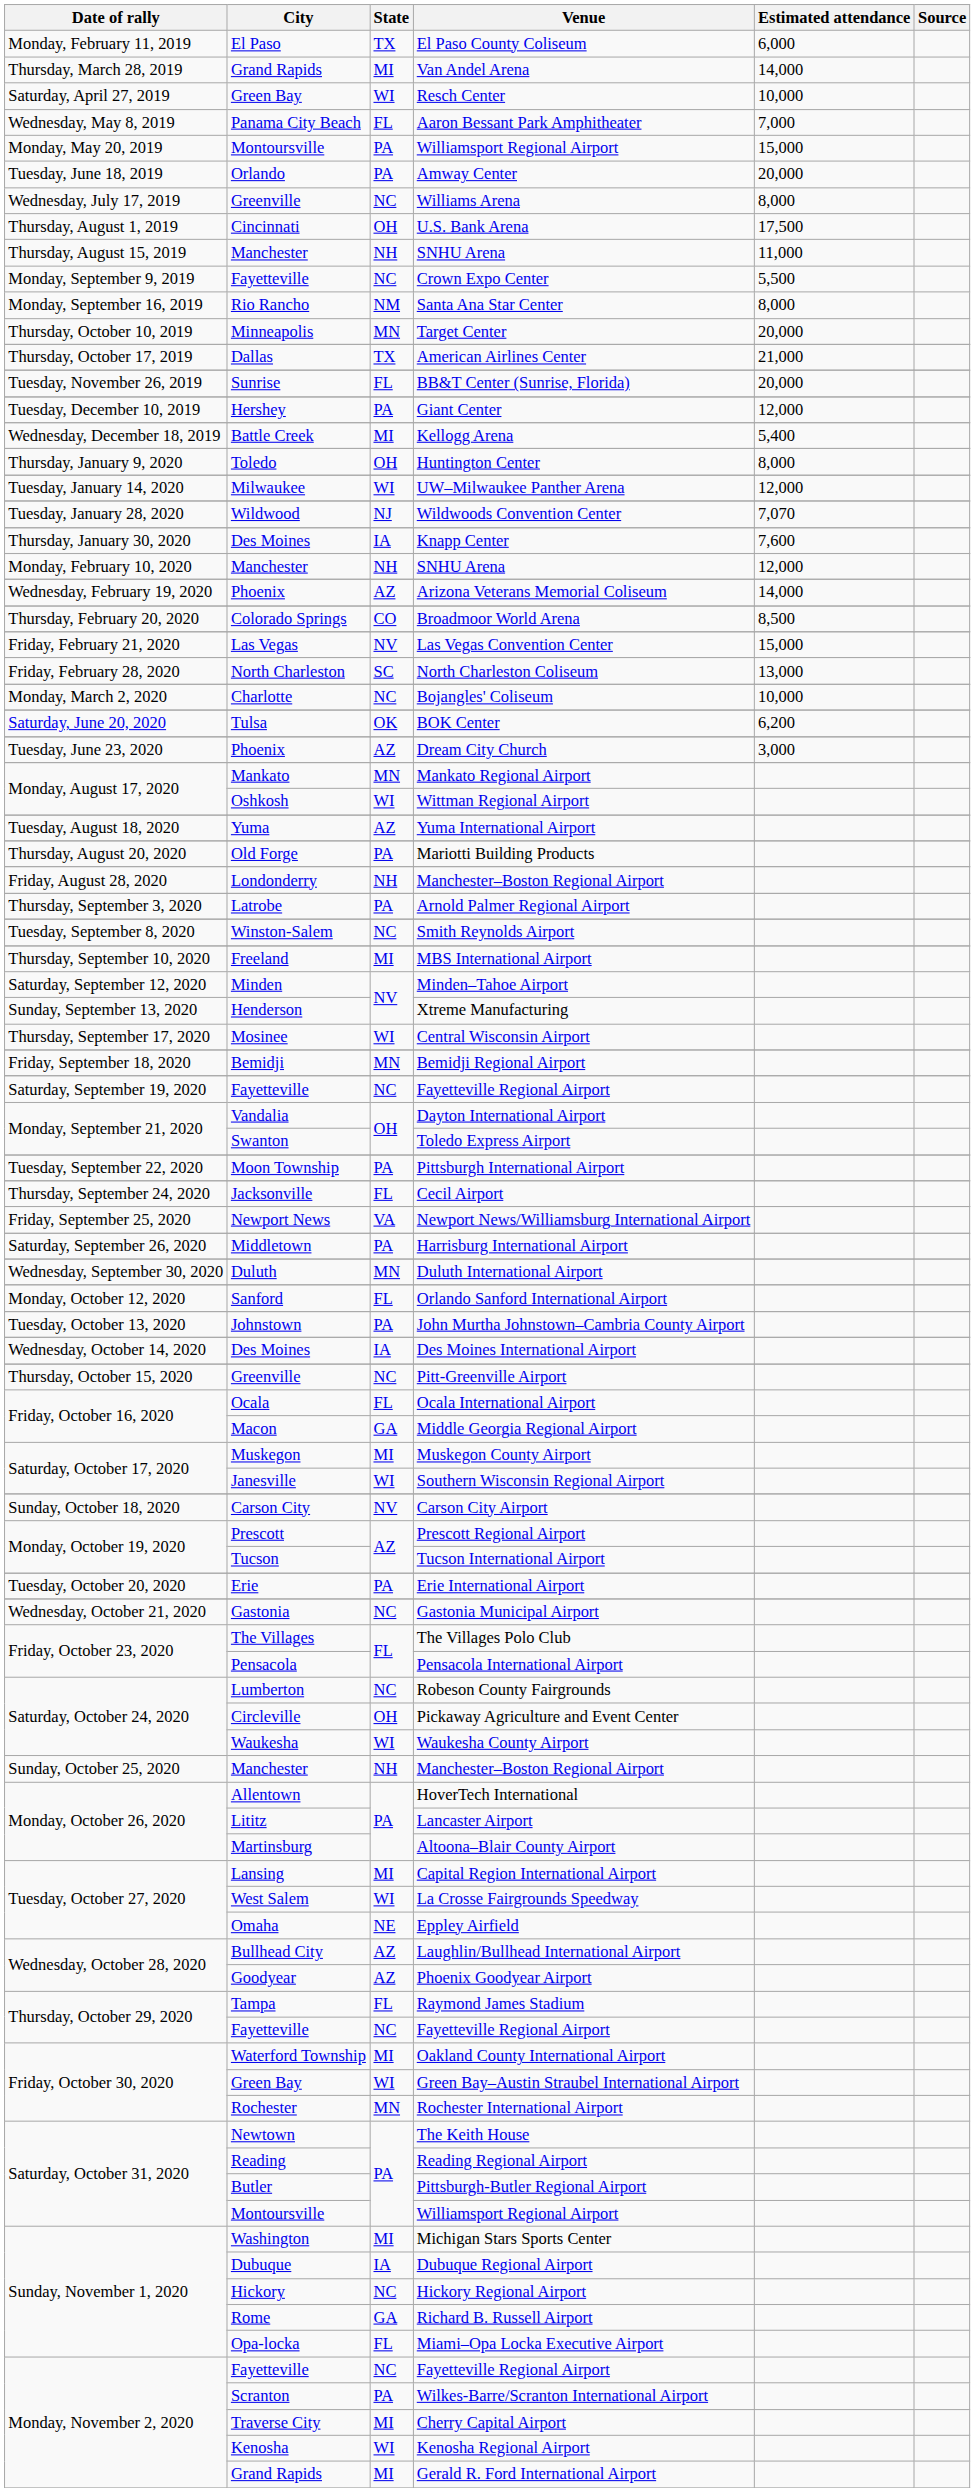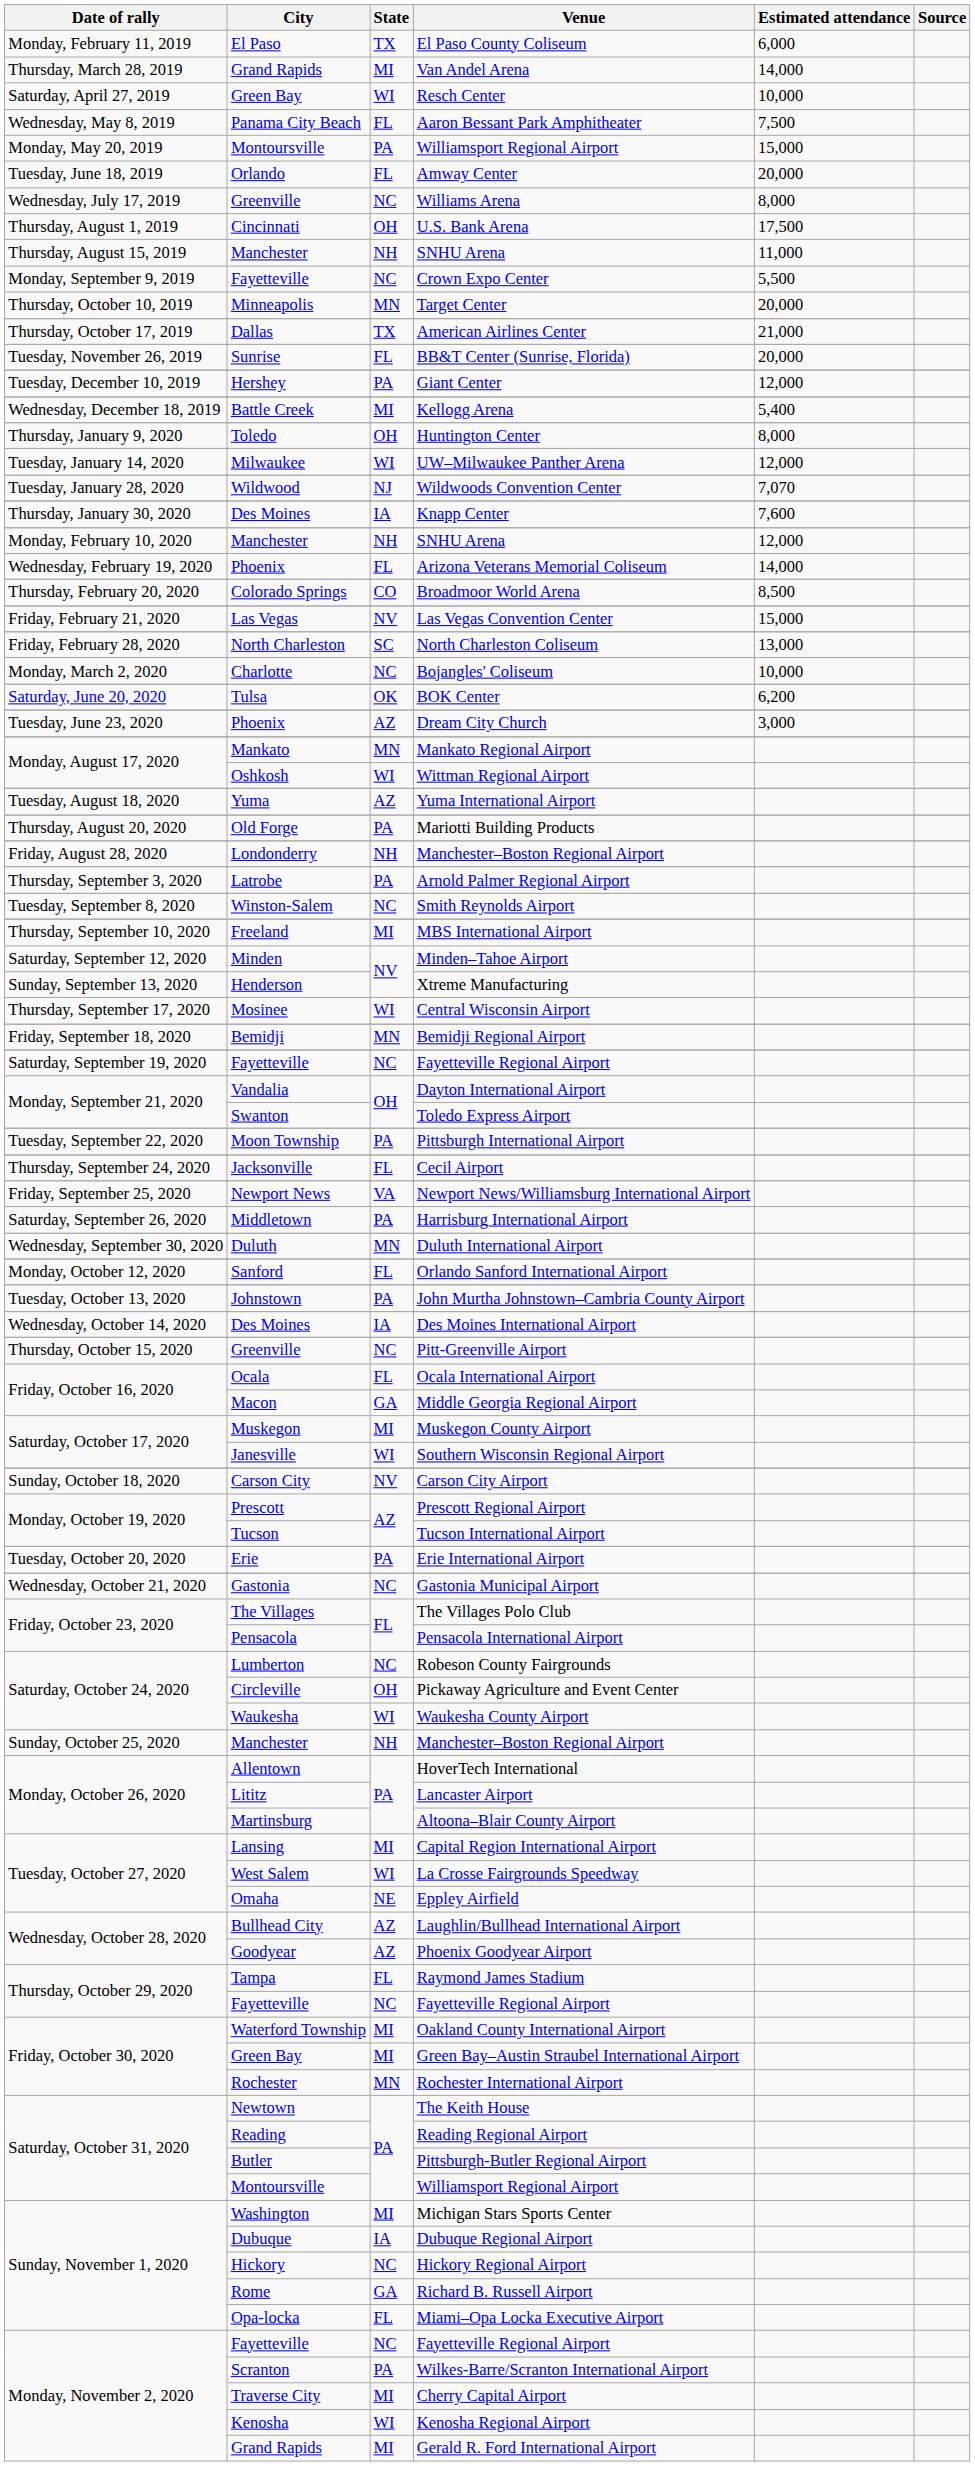(777, 122) 7,000 -> (777, 122) 7,500
(383, 174) PA -> (383, 174) FL
- row: (106, 305)
(384, 592) AZ -> (383, 566) FL
(384, 2082) WI -> (384, 2056) MI
